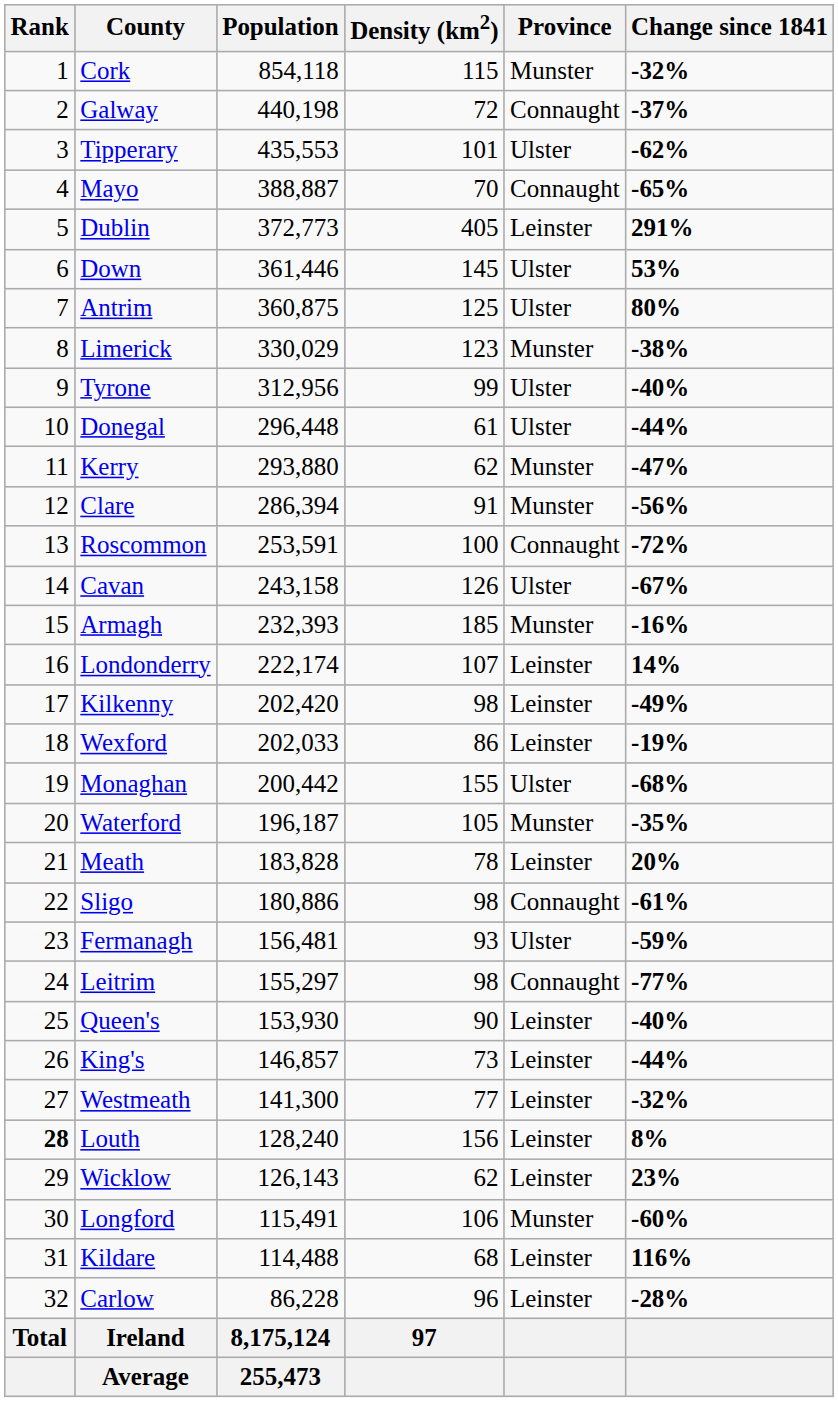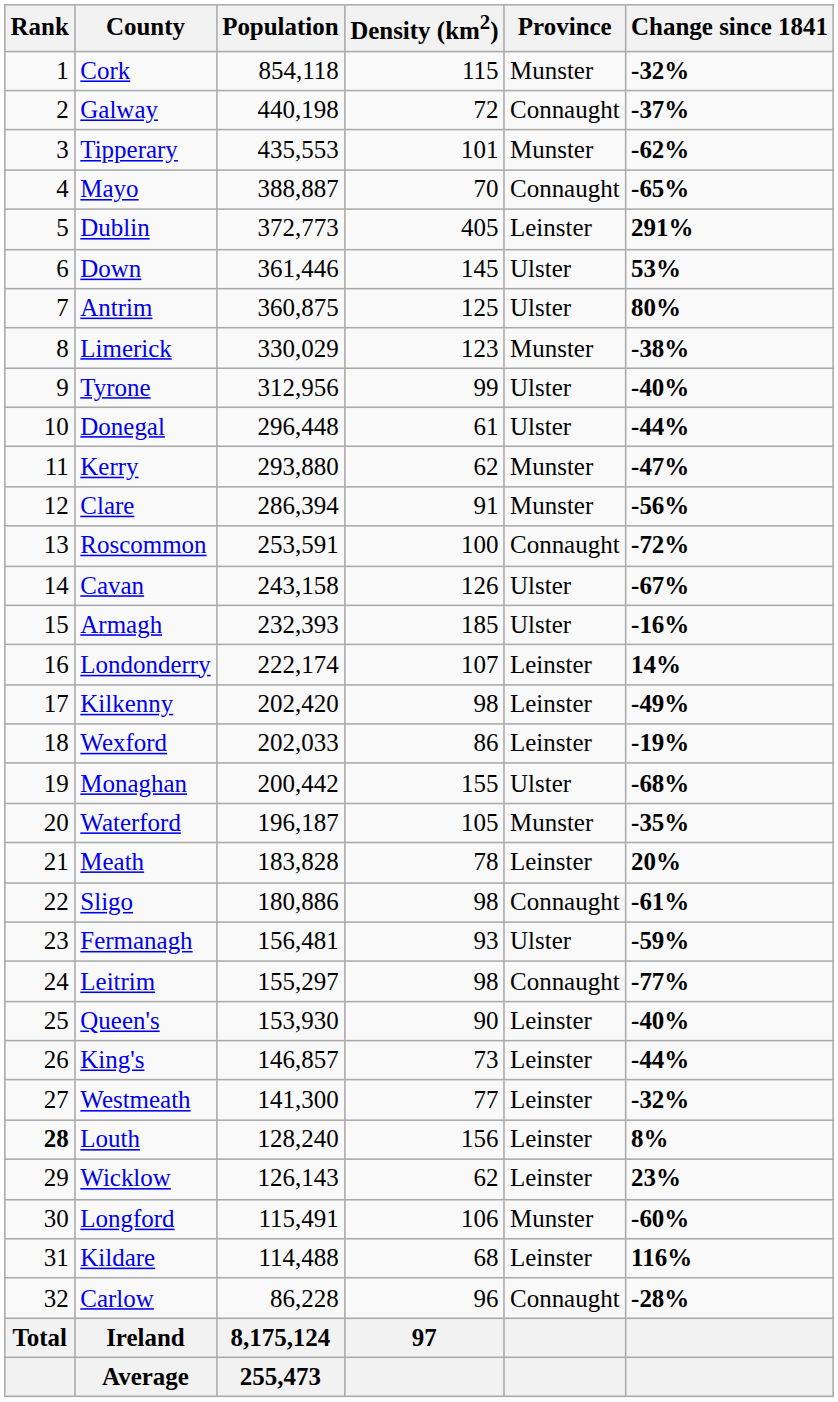(541, 149) Ulster -> (552, 149) Munster
(552, 624) Munster -> (541, 624) Ulster
(551, 1297) Leinster -> (565, 1297) Connaught
